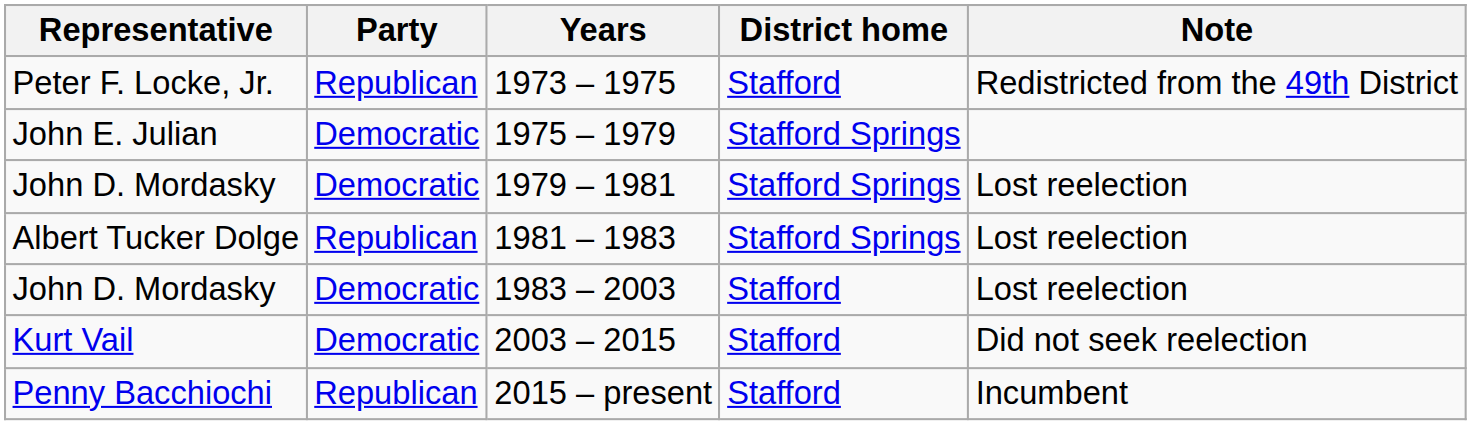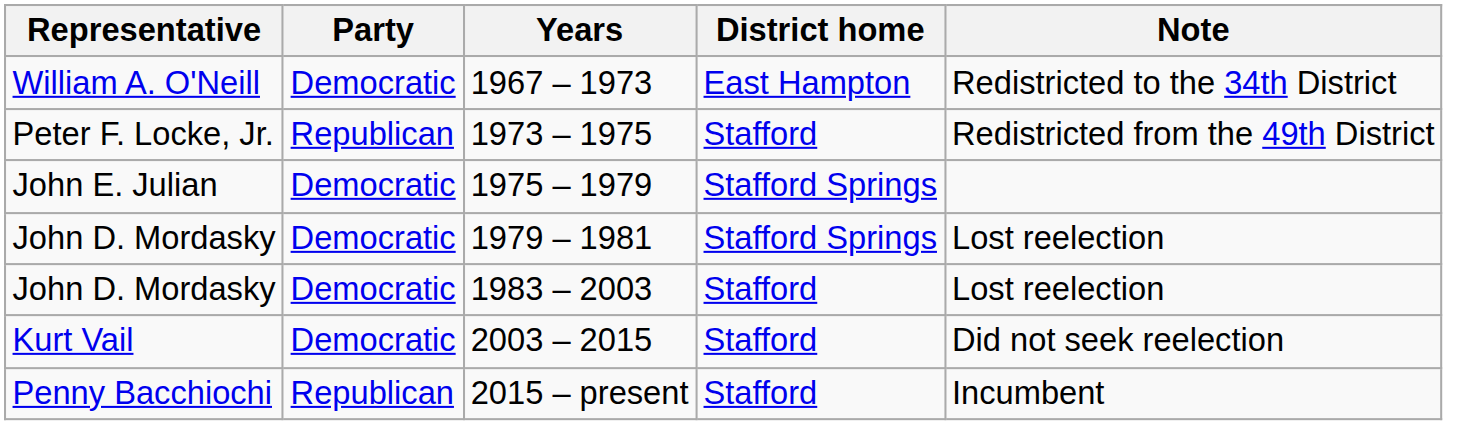+ row: (561, 82)
- row: (585, 237)
